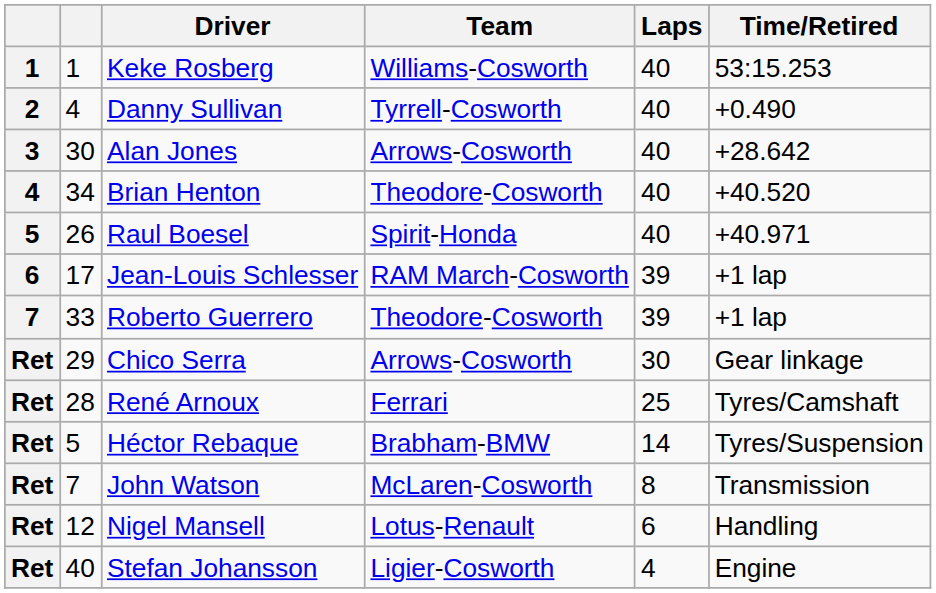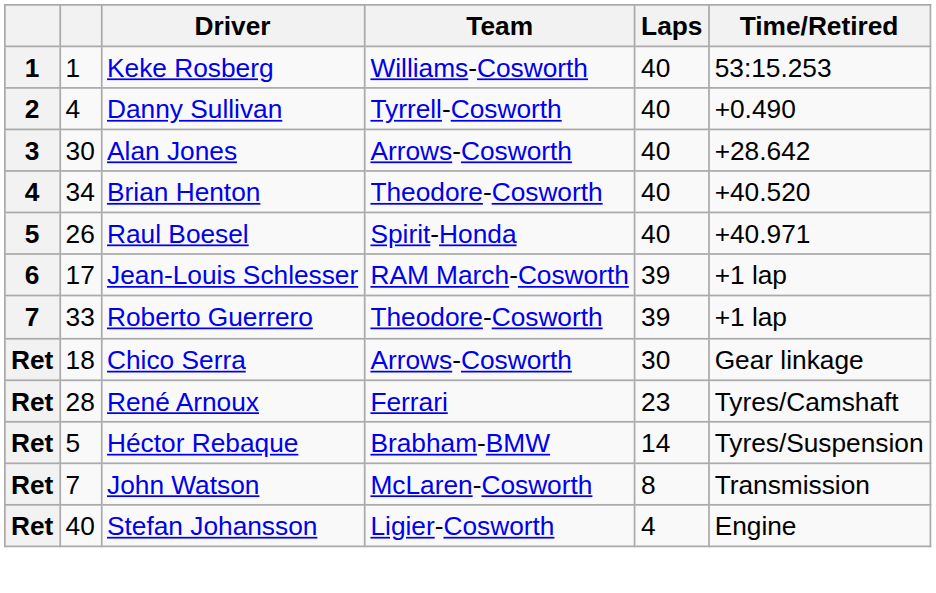(80, 359) 29 -> (80, 359) 18
(656, 401) 25 -> (656, 401) 23
- row: (186, 525)
